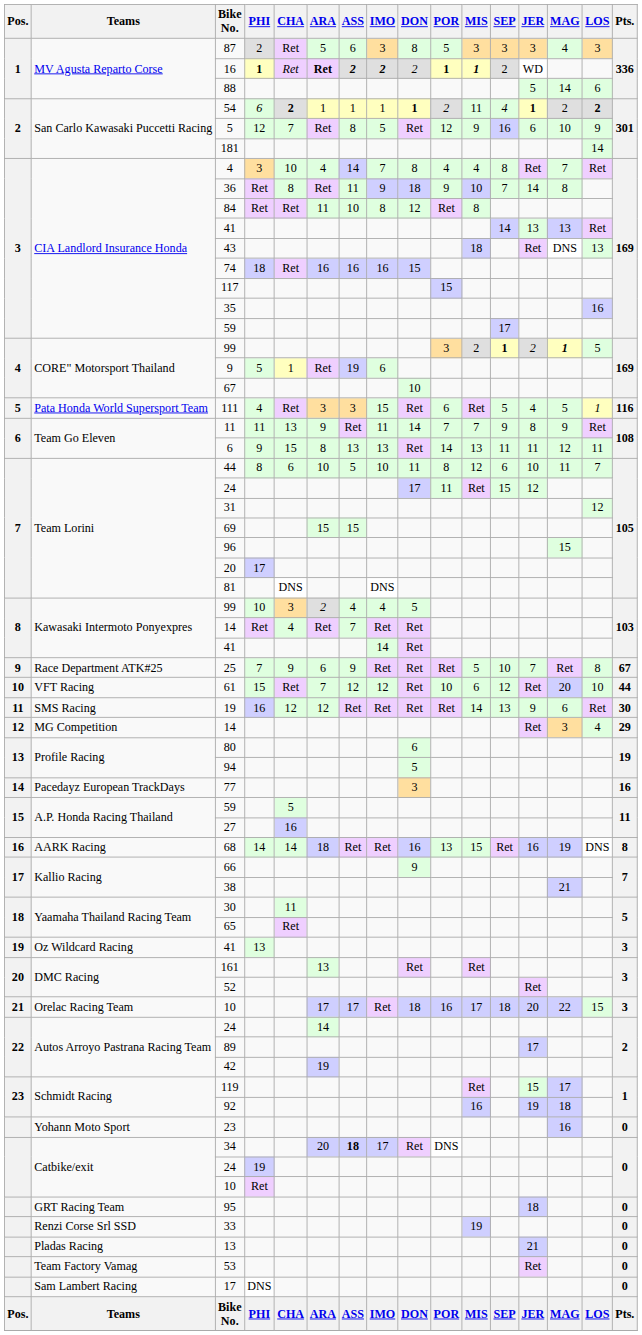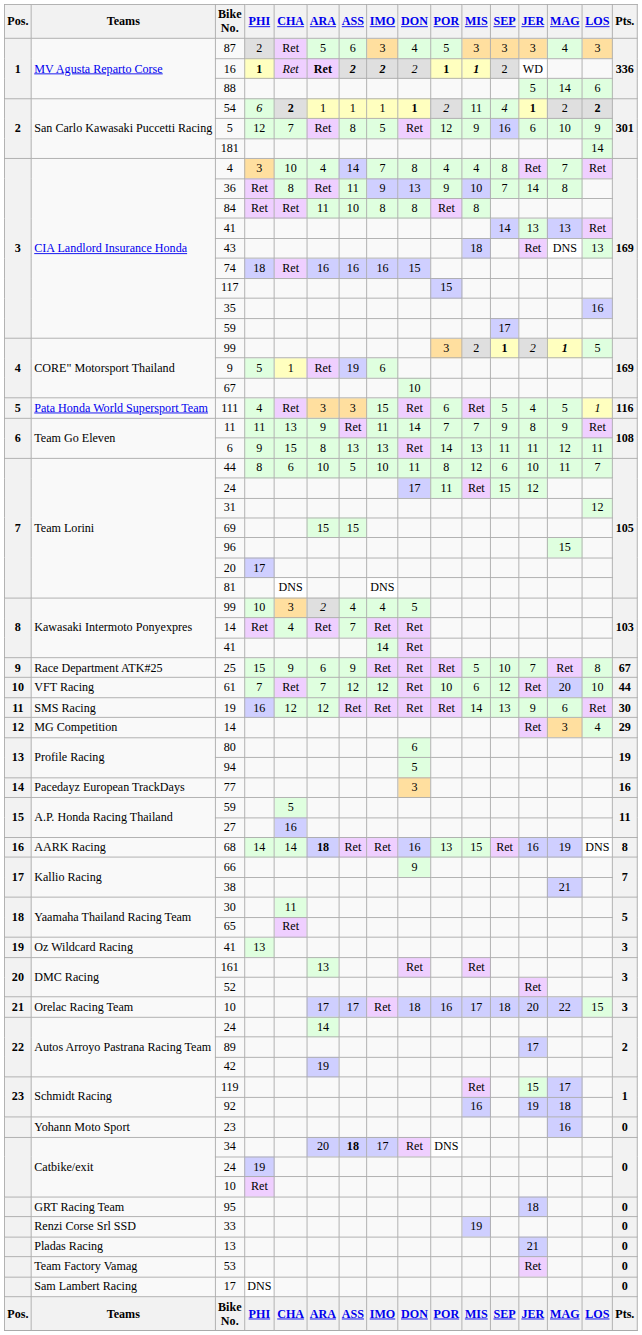(414, 48) 8 -> (414, 48) 4
(414, 188) 18 -> (414, 188) 13
(414, 208) 12 -> (414, 208) 8
(259, 667) 7 -> (259, 667) 15
(259, 687) 15 -> (259, 687) 7
(323, 847) normal -> (323, 847) bold
